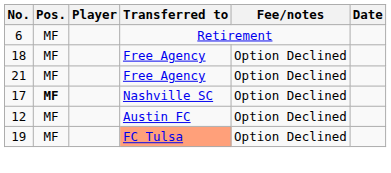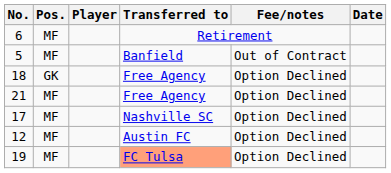+ row: (19, 55)
(51, 55) MF -> (51, 76) GK
(51, 96) bold -> (51, 116) normal
